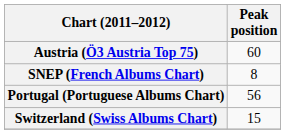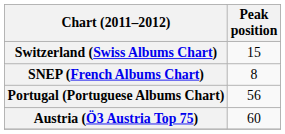rows swapped: (116, 52) <-> (116, 118)
